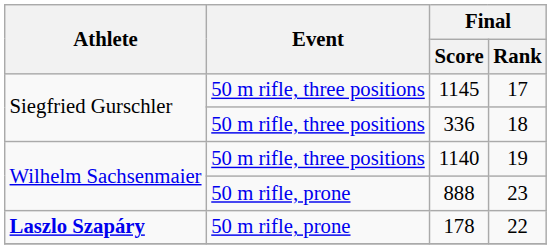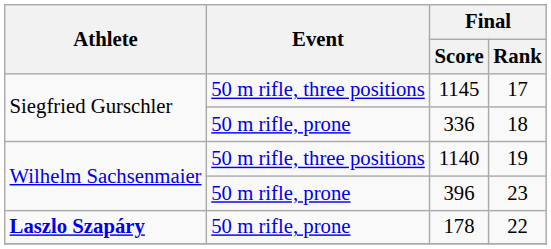(318, 124) 50 m rifle, three positions -> (281, 124) 50 m rifle, prone
(459, 192) 888 -> (459, 192) 396
